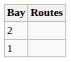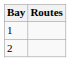rows swapped: (10, 48) <-> (10, 30)
